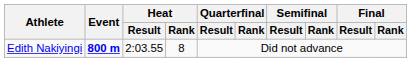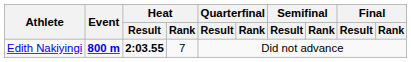(144, 49) normal -> (144, 49) bold
(182, 49) 8 -> (182, 49) 7
